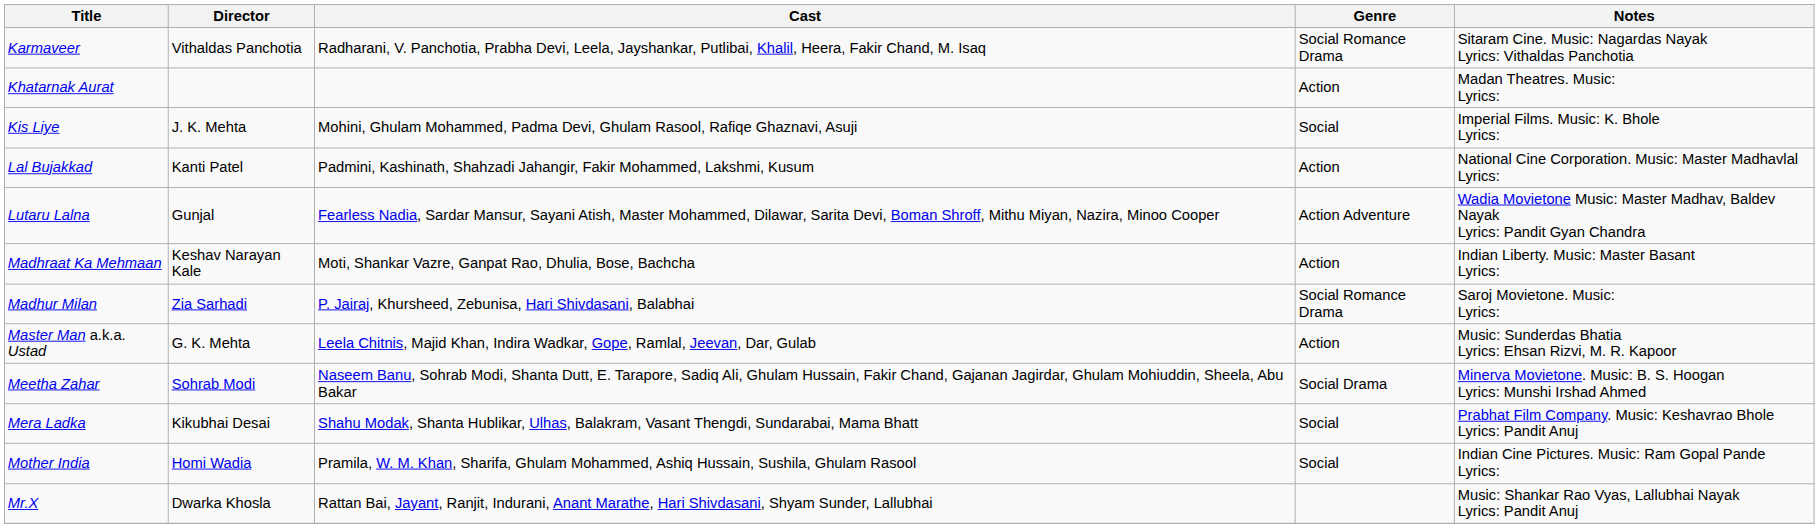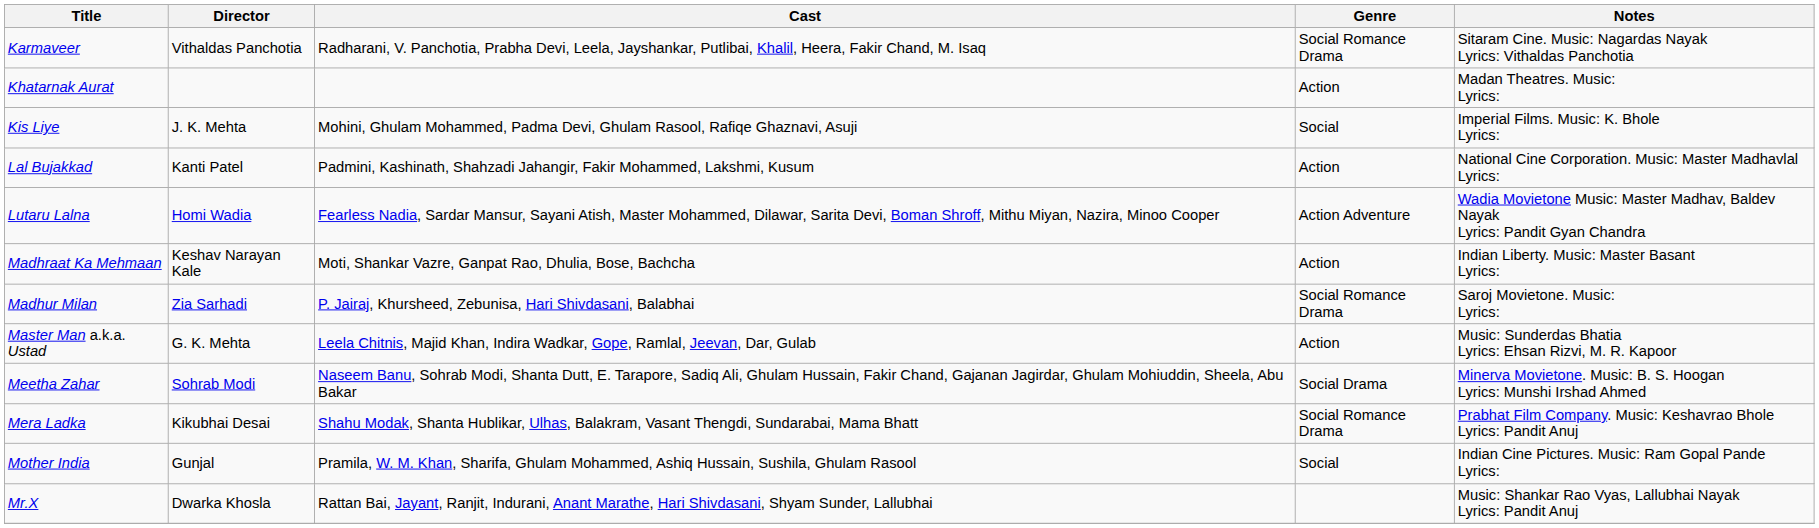(193, 215) Gunjal -> (212, 215) Homi Wadia
(1319, 423) Social -> (1352, 423) Social Romance Drama
(212, 463) Homi Wadia -> (193, 463) Gunjal
